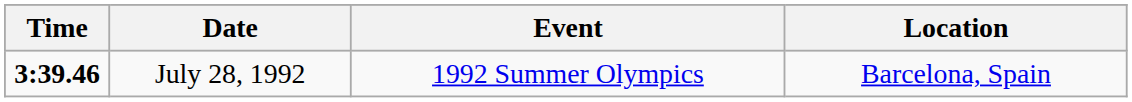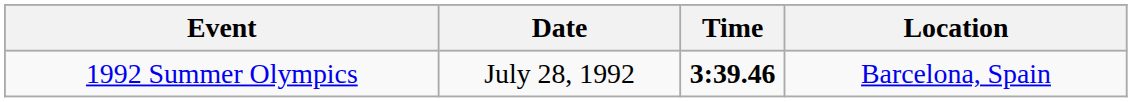columns swapped: (57, 27) <-> (568, 27)
